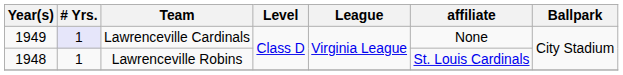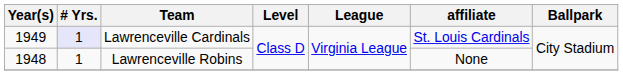(471, 37) None -> (471, 37) St. Louis Cardinals
(471, 59) St. Louis Cardinals -> (471, 59) None
